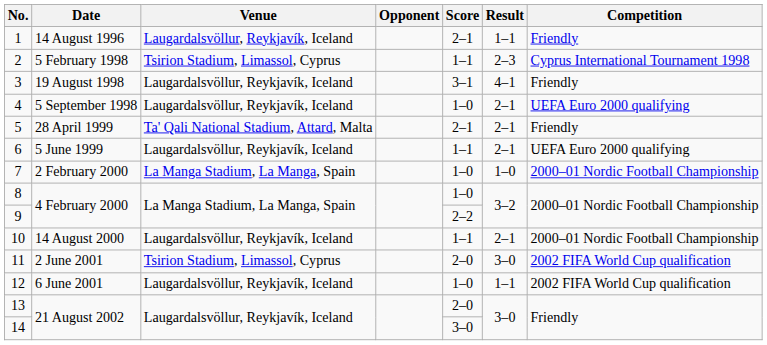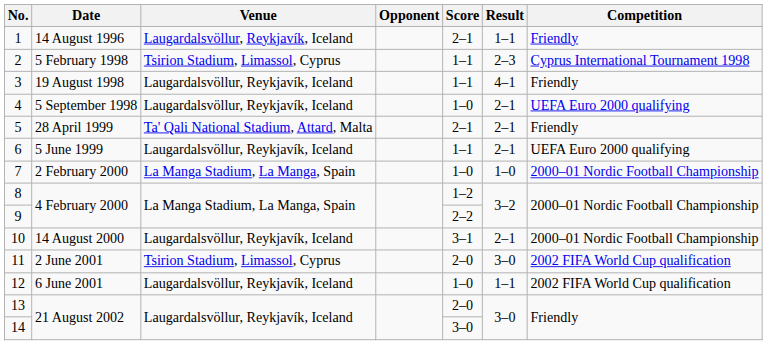(463, 82) 3–1 -> (463, 82) 1–1
(463, 194) 1–0 -> (463, 194) 1–2
(463, 238) 1–1 -> (463, 238) 3–1
